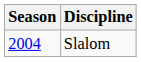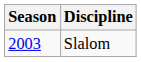(25, 43) 2004 -> (25, 43) 2003
